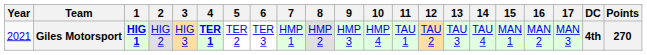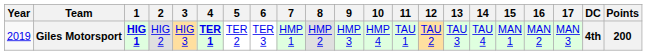(19, 35) 2021 -> (19, 35) 2019
(623, 35) 270 -> (623, 35) 200
